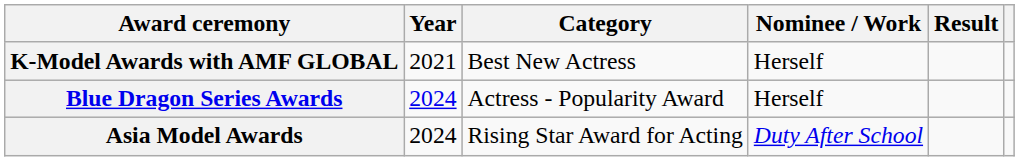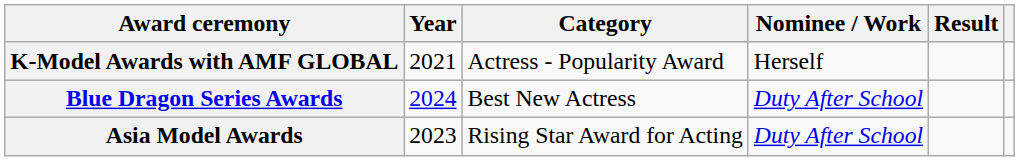(552, 60) Best New Actress -> (596, 60) Actress - Popularity Award
(596, 98) Actress - Popularity Award -> (552, 98) Best New Actress
(789, 98) Herself -> (838, 98) Duty After School
(433, 135) 2024 -> (433, 135) 2023
